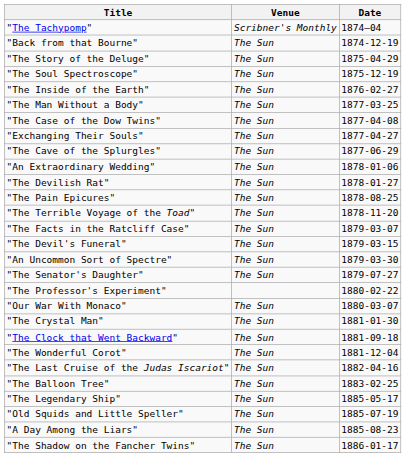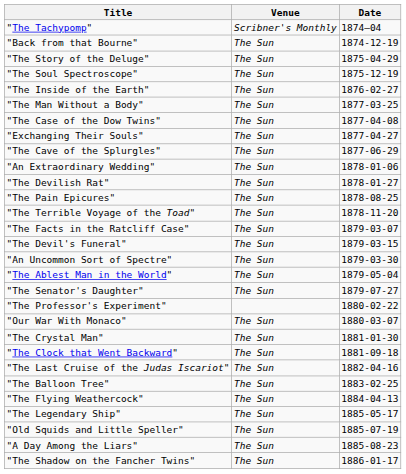+ row: (89, 275)
- row: (67, 352)
+ row: (75, 399)
